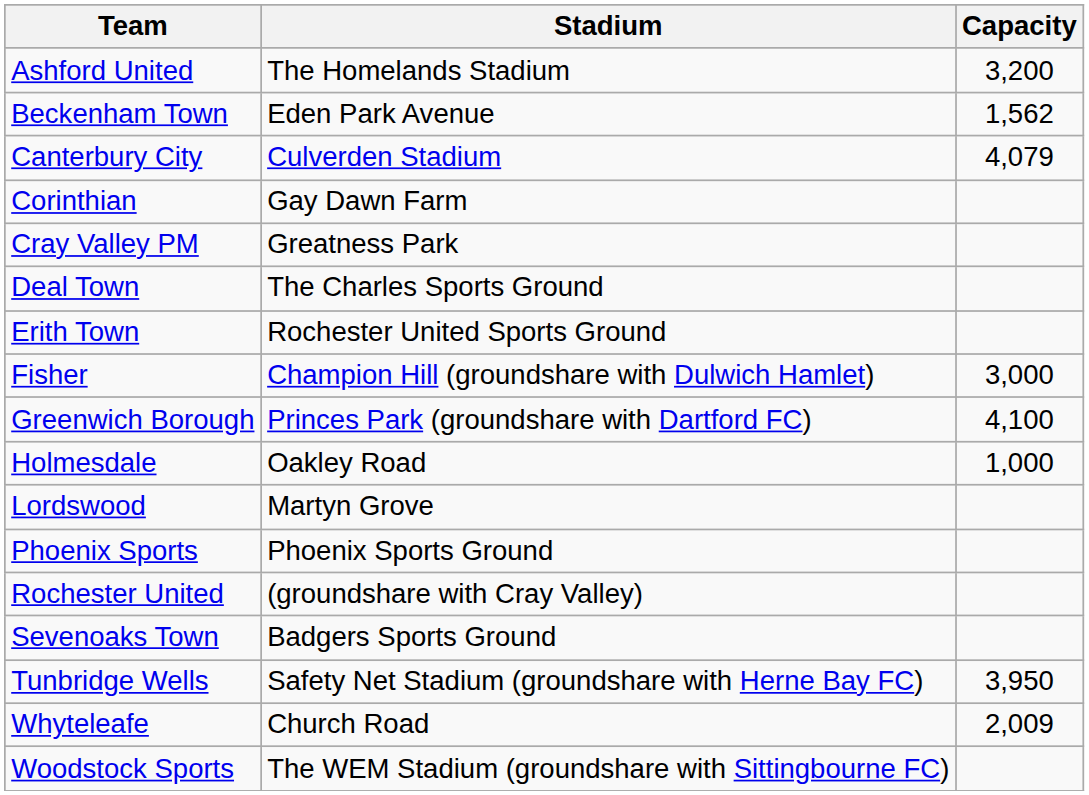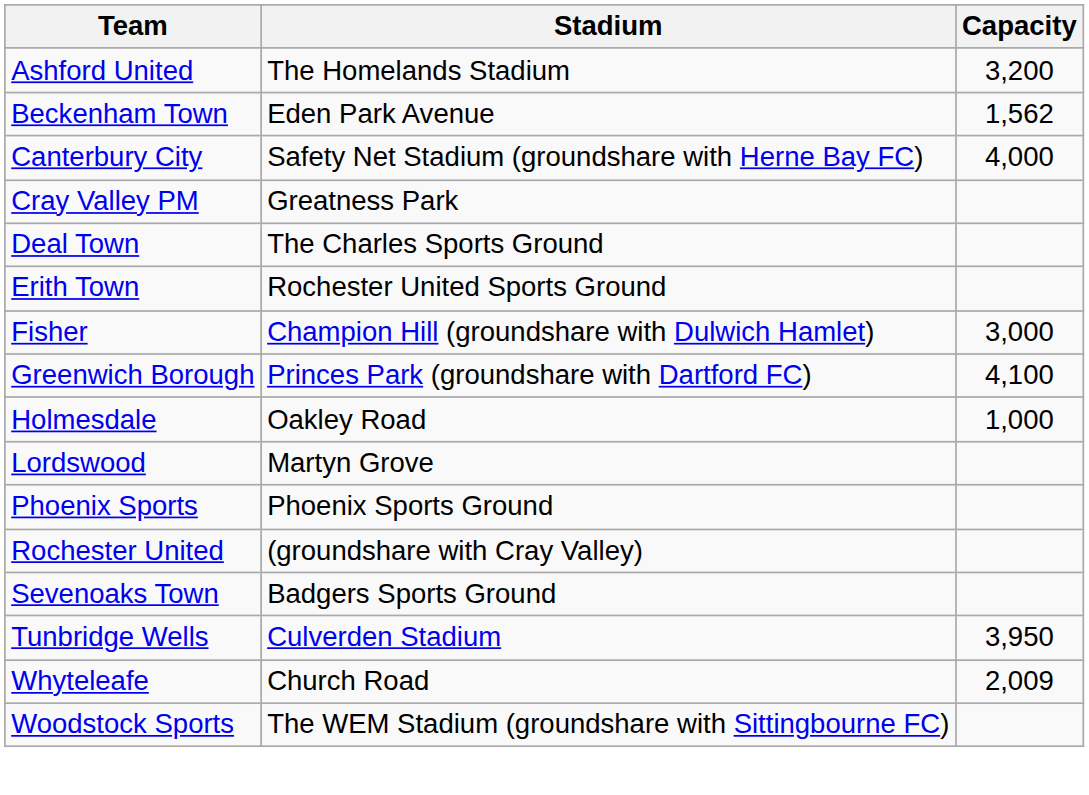(384, 157) Culverden Stadium -> (595, 157) Safety Net Stadium (groundshare with Herne Bay FC)
(1019, 157) 4,079 -> (1019, 157) 4,000
- row: (74, 200)
(595, 680) Safety Net Stadium (groundshare with Herne Bay FC) -> (384, 637) Culverden Stadium
